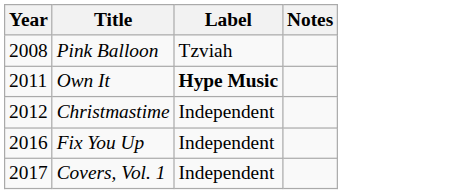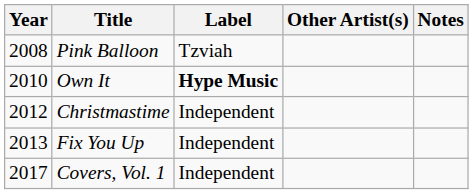+ column: (348, 19)
(28, 81) 2011 -> (28, 81) 2010
(28, 142) 2016 -> (28, 142) 2013
